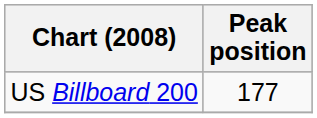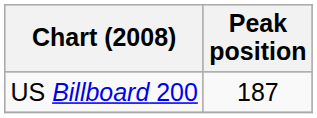(258, 91) 177 -> (258, 91) 187
